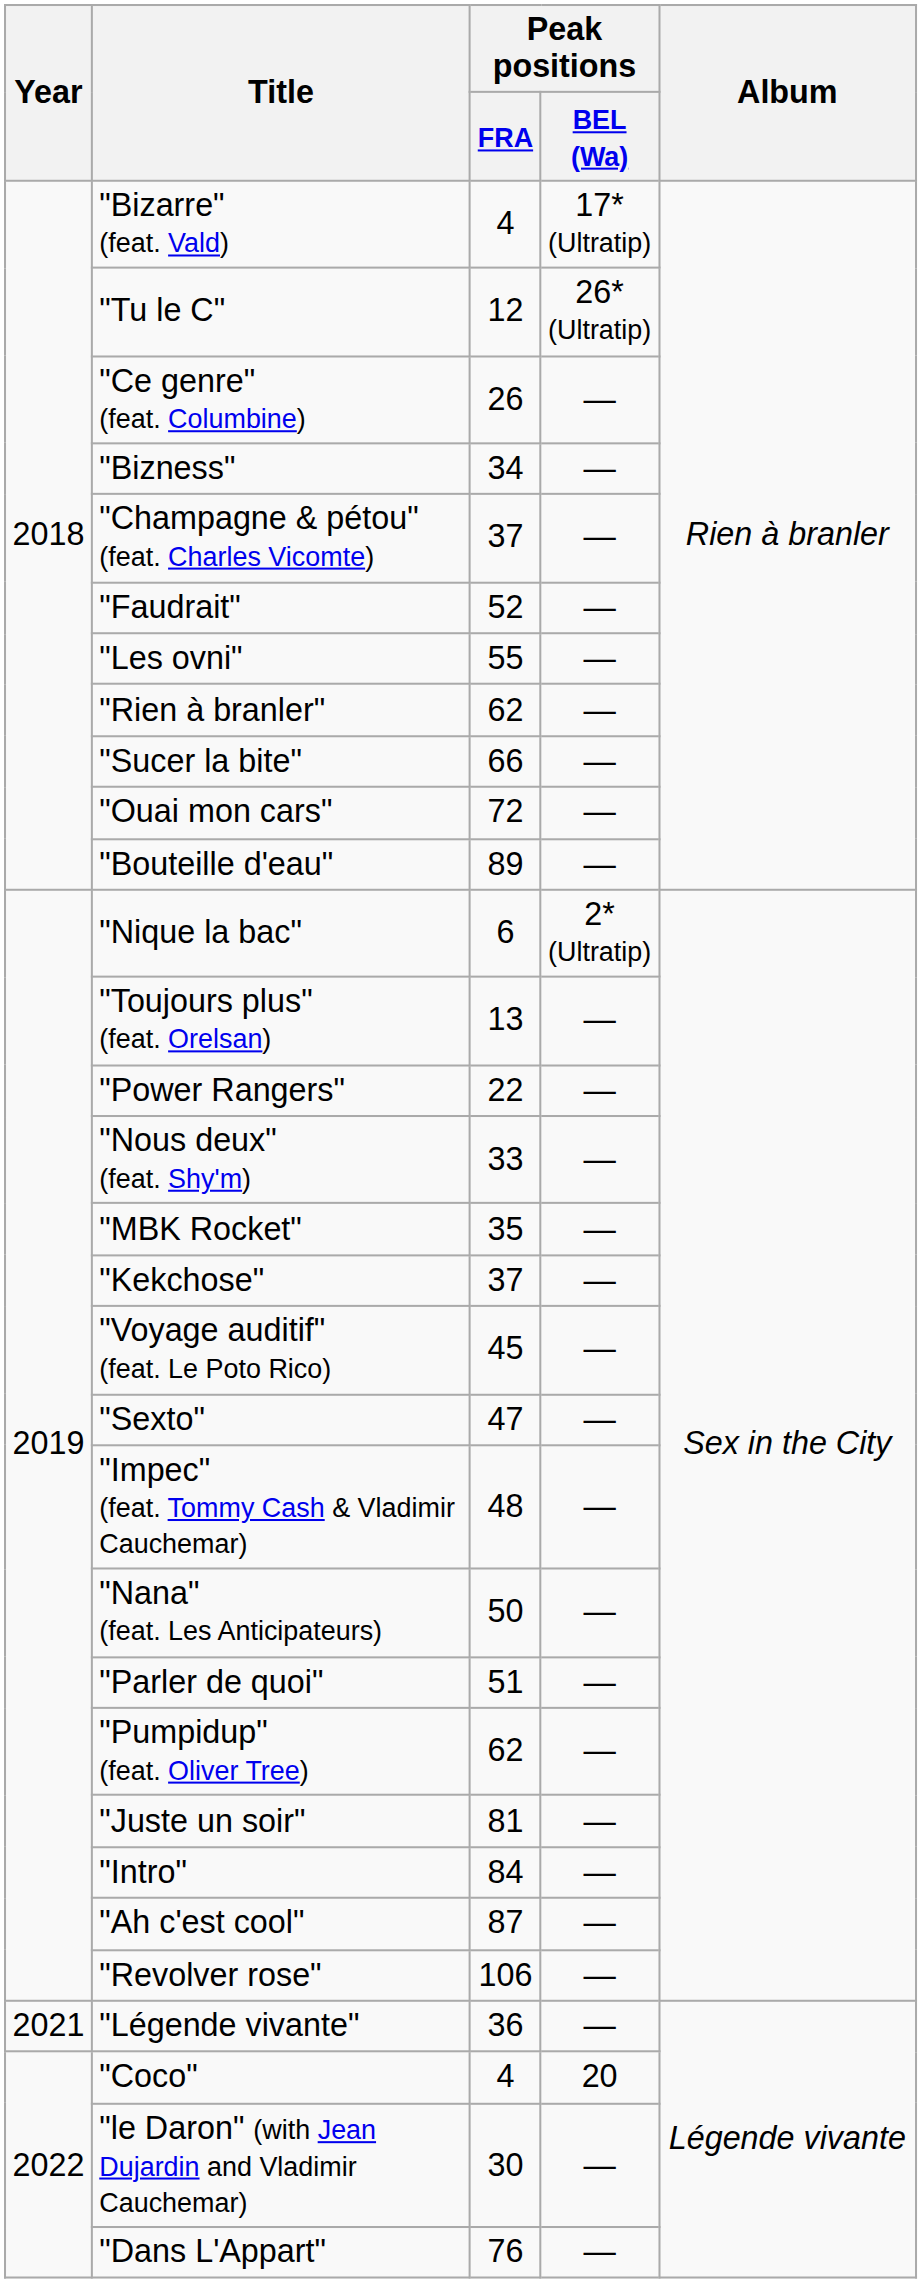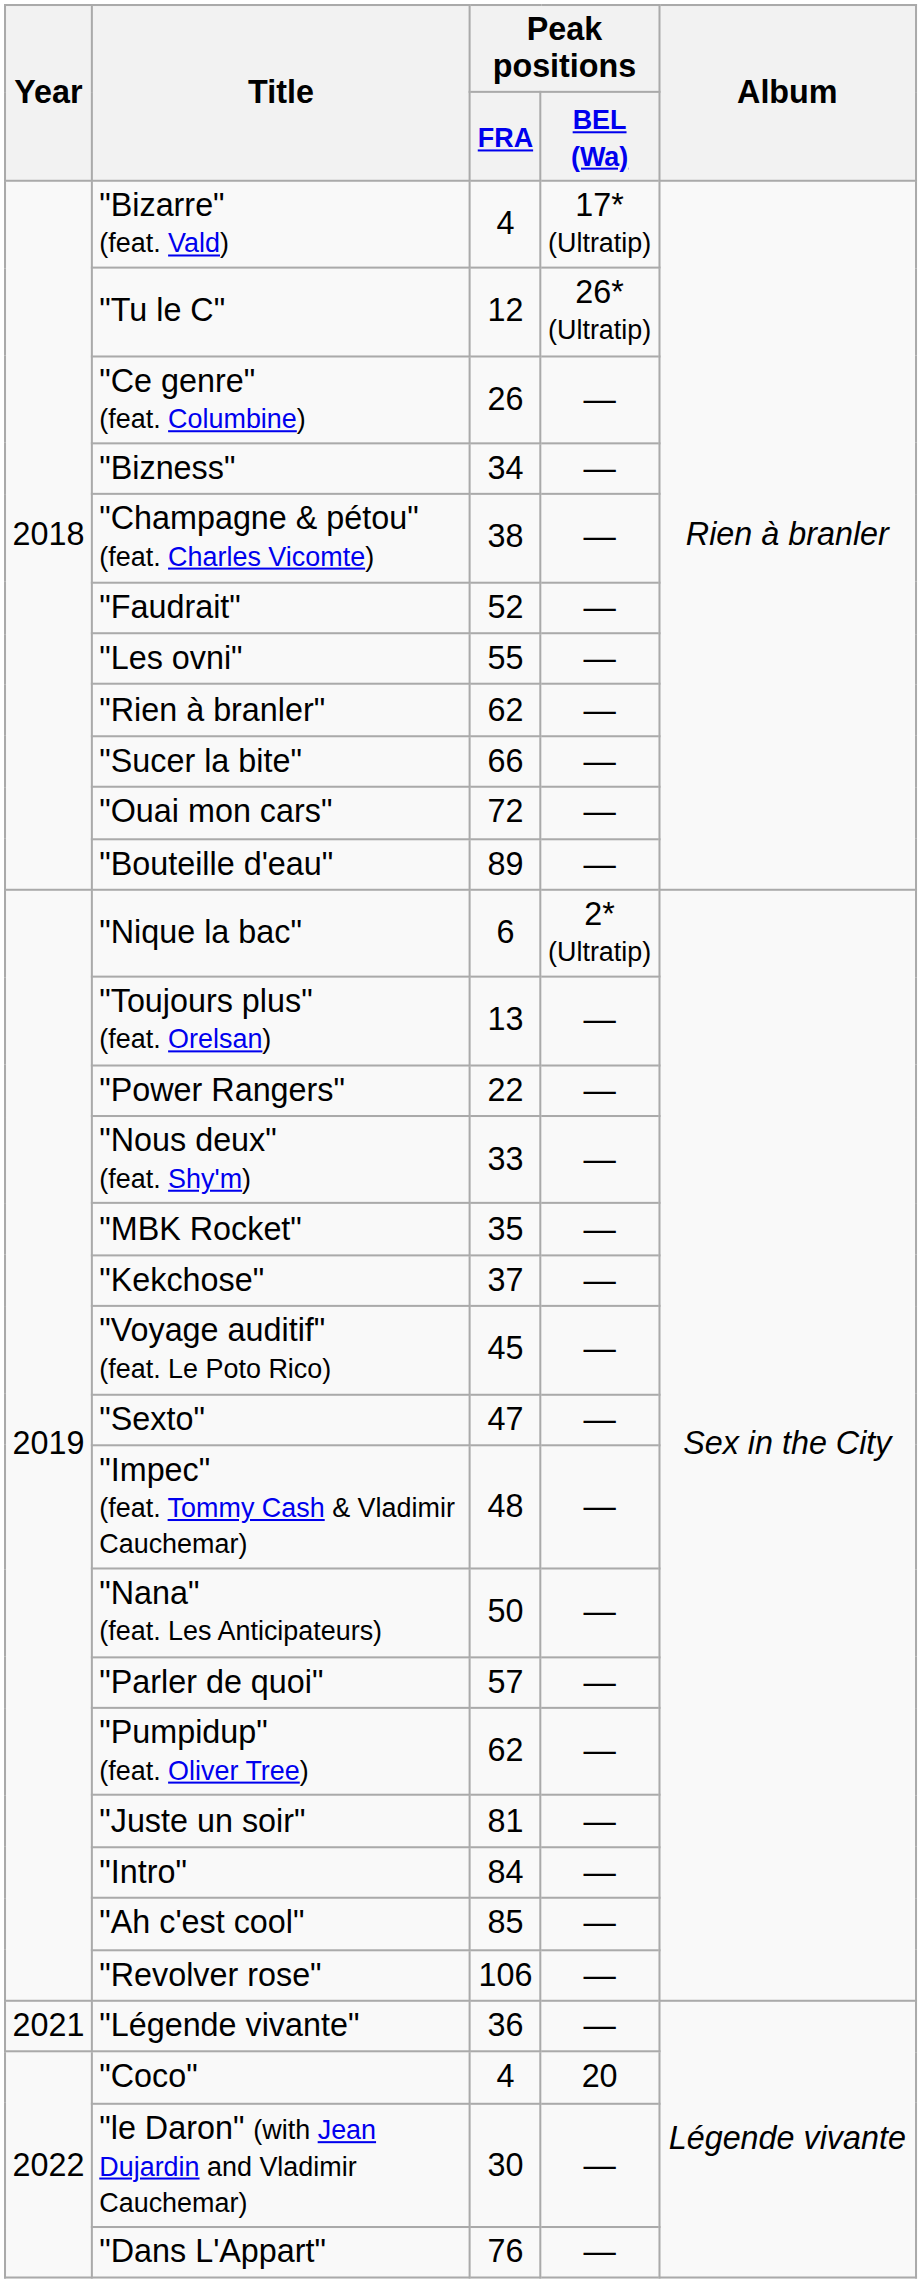(505, 537) 37 -> (505, 537) 38
(505, 1681) 51 -> (505, 1681) 57
(505, 1923) 87 -> (505, 1923) 85
